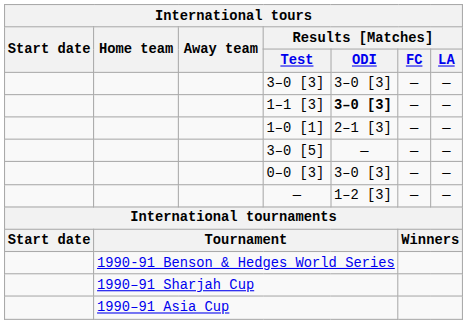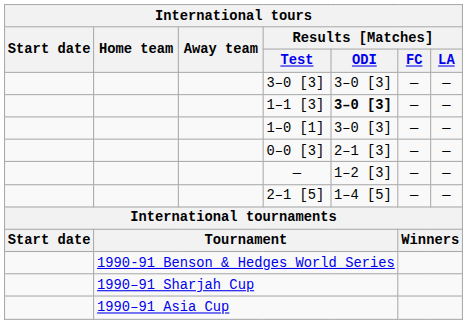(363, 128) 2–1 [3] -> (363, 128) 3–0 [3]
- row: (295, 151)
(363, 173) 3–0 [3] -> (363, 151) 2–1 [3]
+ row: (295, 195)
